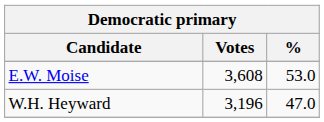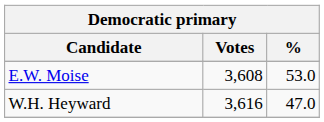(244, 103) 3,196 -> (244, 103) 3,616
